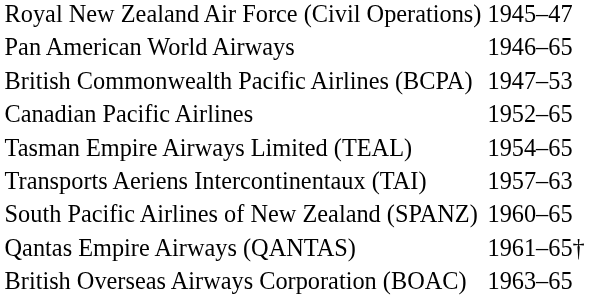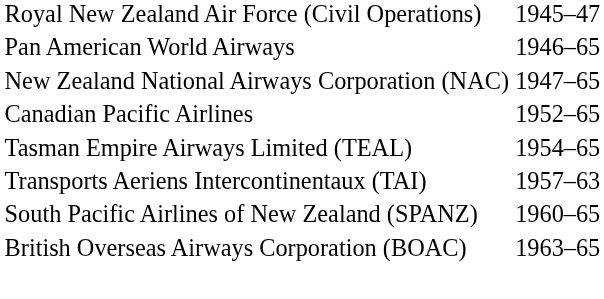- row: (239, 80)
+ row: (257, 80)
- row: (180, 248)
